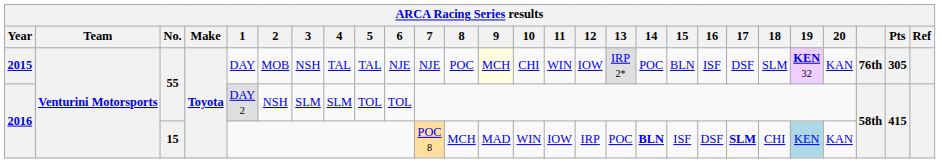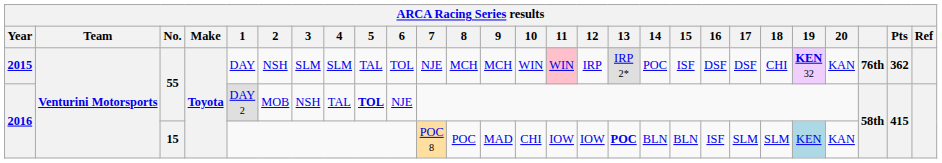(275, 65) MOB -> (275, 65) NSH
(308, 65) NSH -> (308, 65) SLM
(339, 65) TAL -> (339, 65) SLM
(400, 65) NJE -> (402, 65) TOL
(462, 65) POC -> (464, 65) MCH
(496, 65) lightyellow background -> (498, 65) no background
(529, 65) CHI -> (531, 65) WIN
(560, 65) no background -> (562, 65) pink background
(590, 65) IOW -> (592, 65) IRP
(682, 65) BLN -> (686, 65) ISF
(712, 65) ISF -> (715, 65) DSF
(775, 65) SLM -> (777, 65) CHI
(897, 65) 305 -> (899, 65) 362
(275, 102) NSH -> (275, 102) MOB
(308, 102) SLM -> (308, 102) NSH
(339, 102) SLM -> (339, 102) TAL
(370, 102) normal -> (371, 102) bold
(400, 102) TOL -> (402, 102) NJE
(462, 139) MCH -> (464, 139) POC
(529, 139) WIN -> (531, 139) CHI
(590, 139) IRP -> (592, 139) IOW
(621, 139) normal -> (624, 139) bold
(651, 139) bold -> (655, 139) normal
(682, 139) ISF -> (686, 139) BLN
(712, 139) DSF -> (715, 139) ISF
(743, 139) bold -> (745, 139) normal
(775, 139) CHI -> (777, 139) SLM
